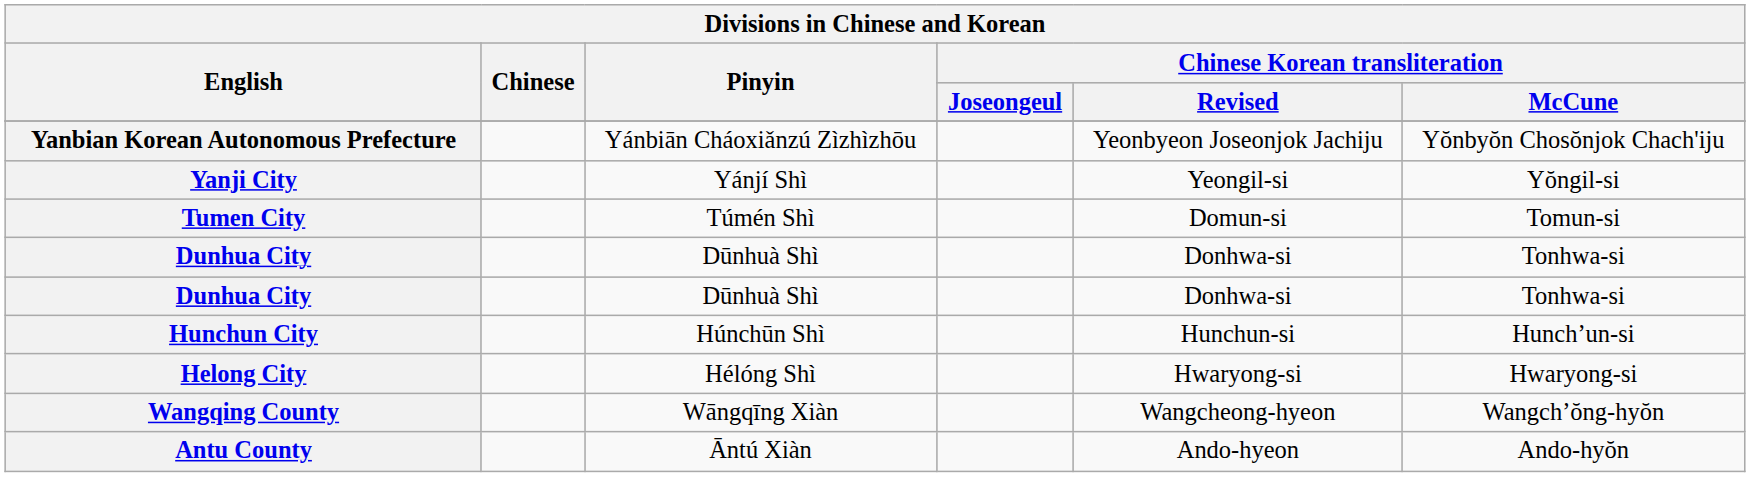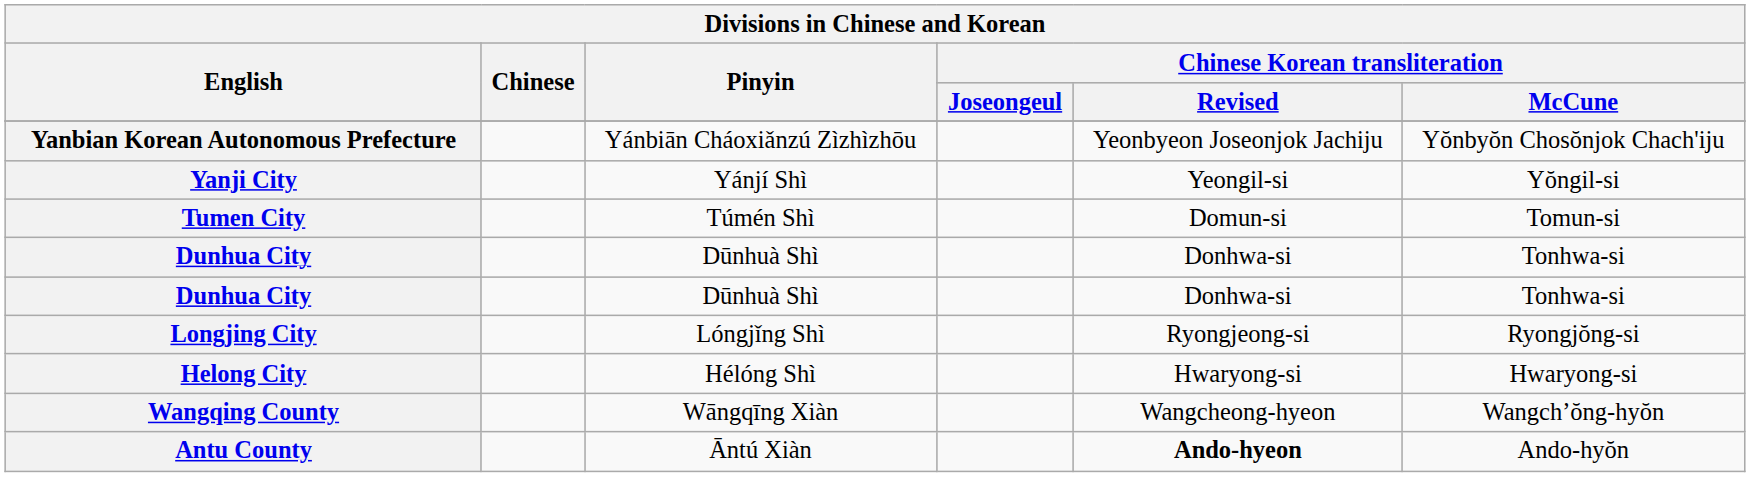- row: (244, 334)
+ row: (244, 334)
(1238, 450) normal -> (1238, 450) bold
